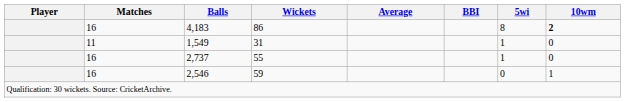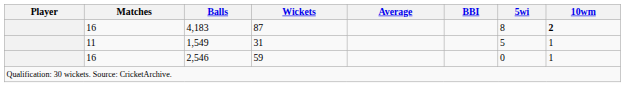(258, 27) 86 -> (258, 27) 87
(503, 43) 1 -> (503, 43) 5
(551, 43) 0 -> (551, 43) 1
- row: (198, 58)
